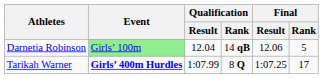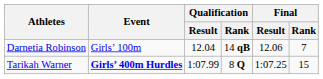(116, 48) lightgreen background -> (116, 48) no background
(304, 48) 5 -> (304, 48) 7
(304, 65) 17 -> (304, 65) 15
